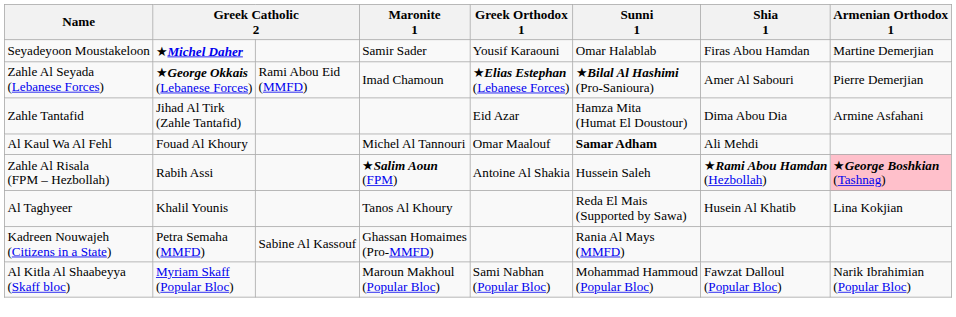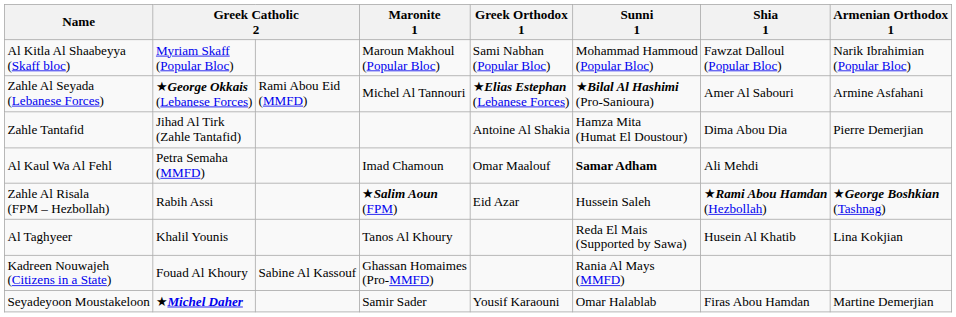rows swapped: (79, 50) <-> (67, 279)
(403, 79) Imad Chamoun -> (414, 93) Michel Al Tannouri
(878, 79) Pierre Demerjian -> (878, 93) Armine Asfahani
(496, 115) Eid Azar -> (521, 129) Antoine Al Shakia
(878, 115) Armine Asfahani -> (878, 129) Pierre Demerjian
(202, 144) Fouad Al Khoury -> (192, 165) Petra Semaha (MMFD)
(414, 144) Michel Al Tannouri -> (403, 165) Imad Chamoun
(521, 172) Antoine Al Shakia -> (496, 201) Eid Azar
(886, 173) pink background -> (886, 201) no background
(192, 244) Petra Semaha (MMFD) -> (202, 272) Fouad Al Khoury
